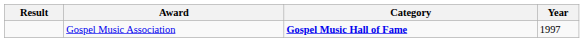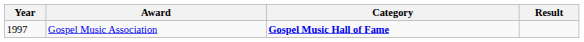columns swapped: (558, 12) <-> (34, 12)
